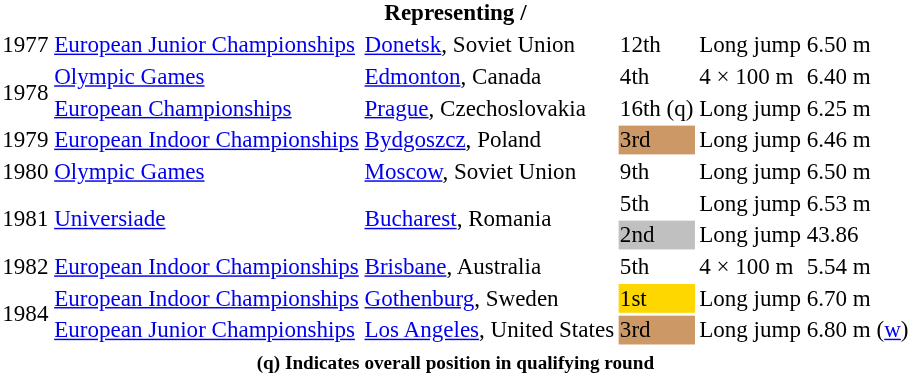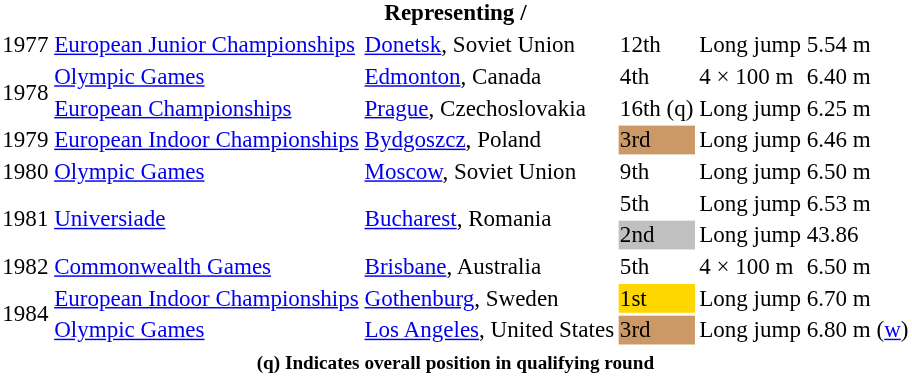(839, 44) 6.50 m -> (839, 44) 5.54 m
(206, 266) European Indoor Championships -> (163, 266) Commonwealth Games
(839, 266) 5.54 m -> (839, 266) 6.50 m
(205, 329) European Junior Championships -> (129, 329) Olympic Games
